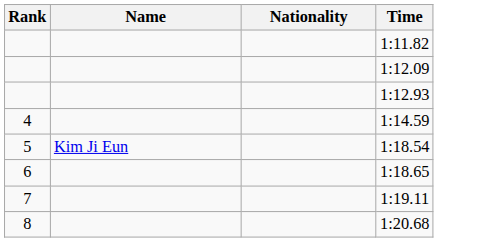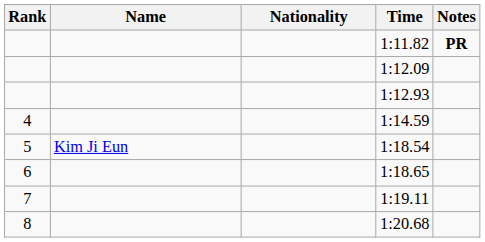+ column: (456, 17)
